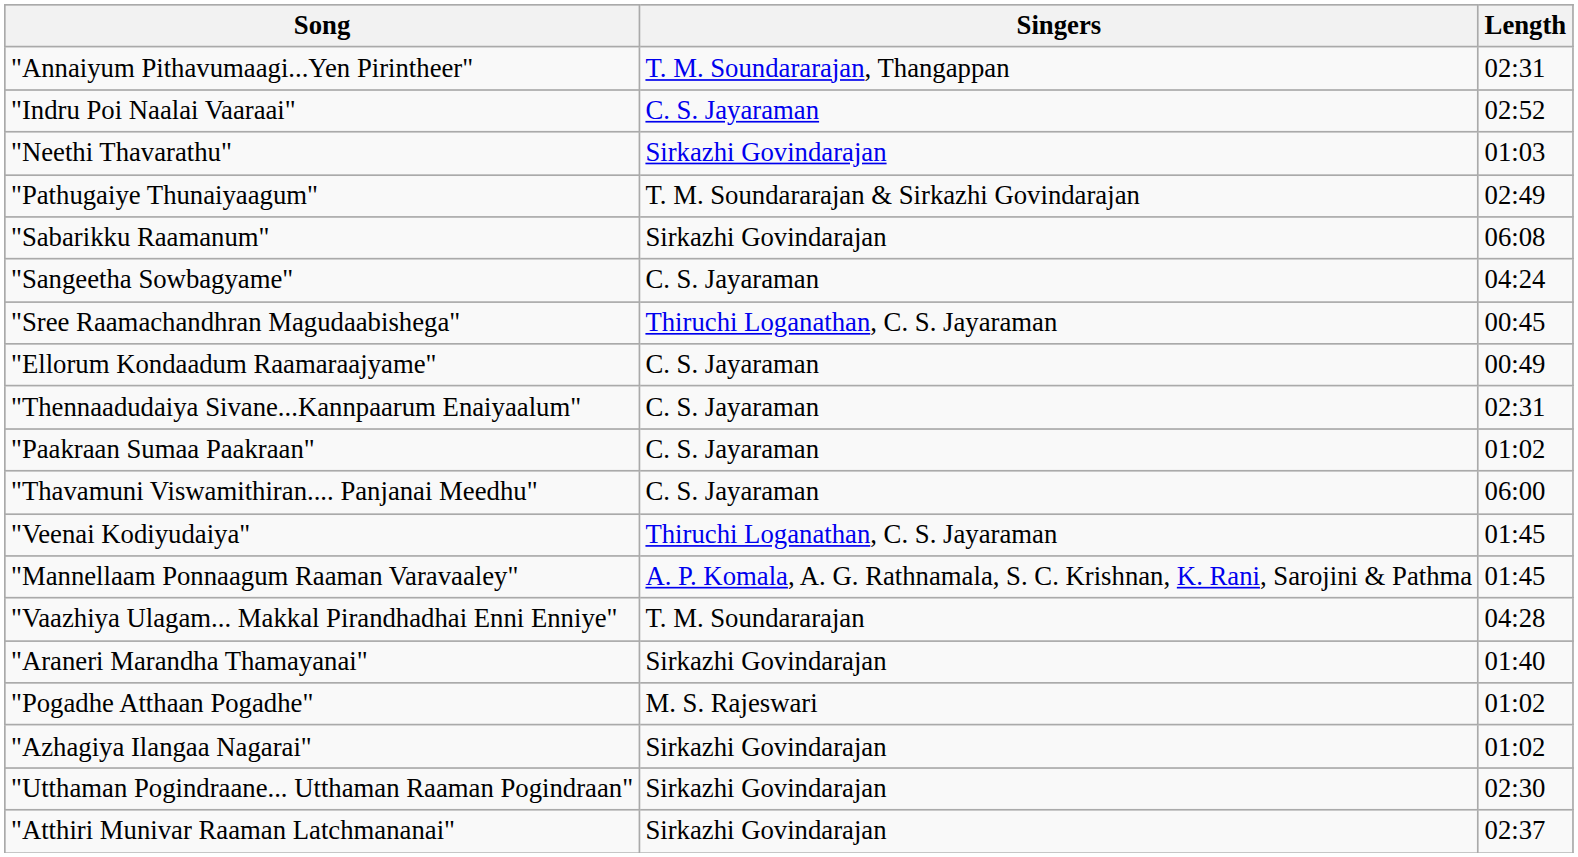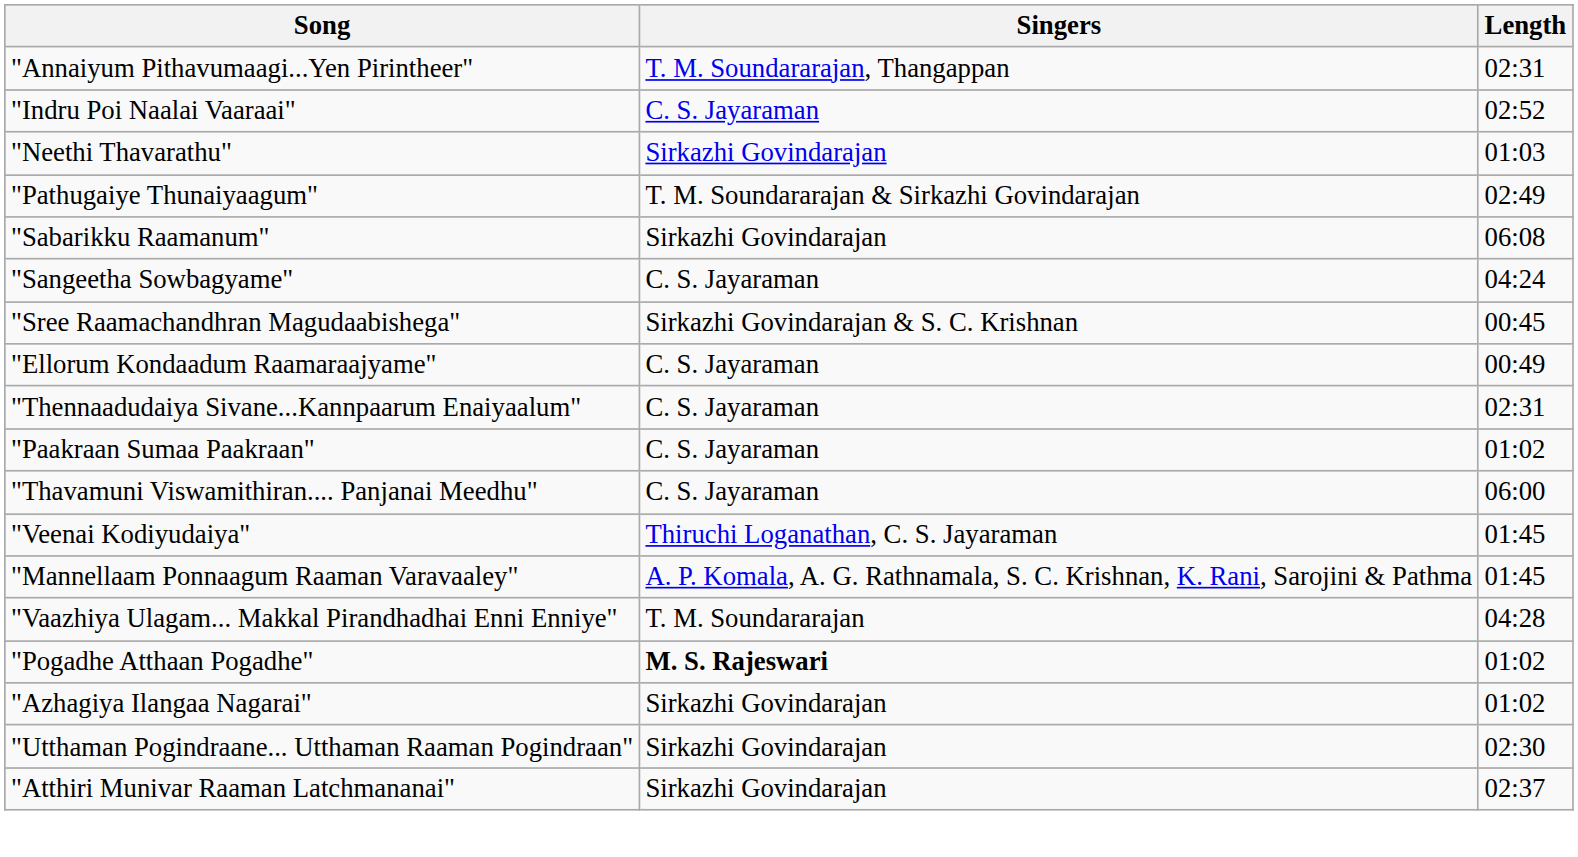(851, 322) Thiruchi Loganathan, C. S. Jayaraman -> (862, 322) Sirkazhi Govindarajan & S. C. Krishnan
- row: (189, 661)
(732, 703) normal -> (737, 661) bold
